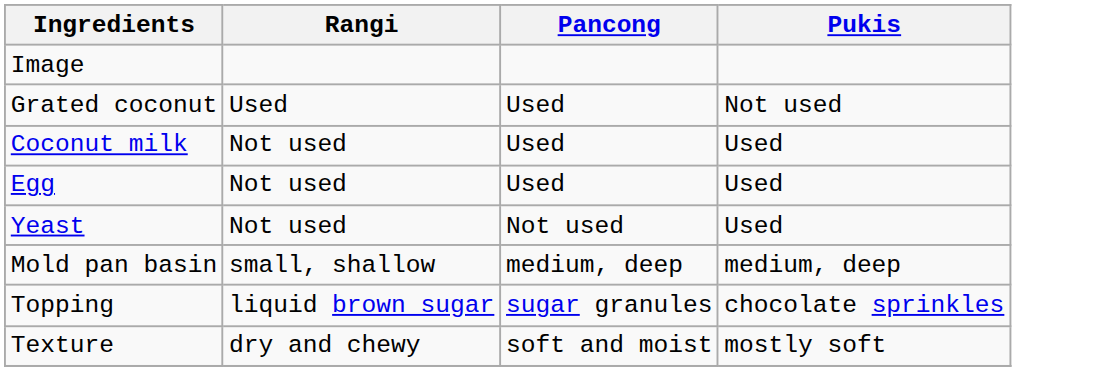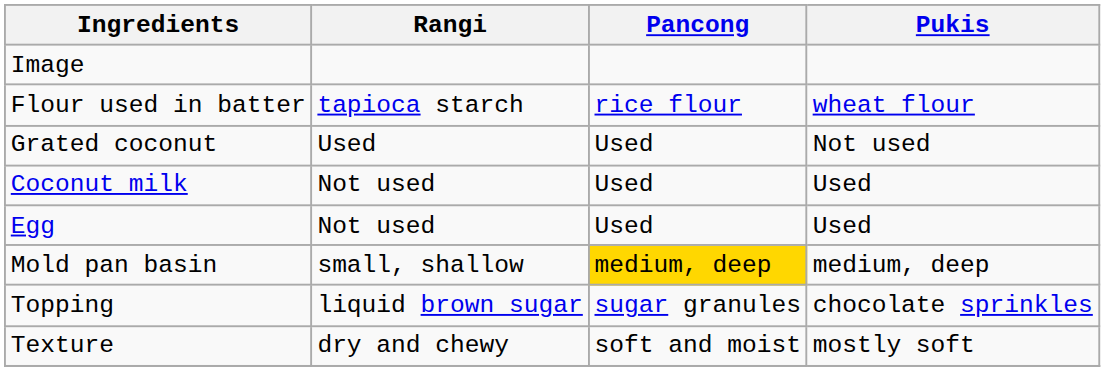+ row: (158, 105)
- row: (48, 225)
(595, 265) no background -> (683, 265) gold background
